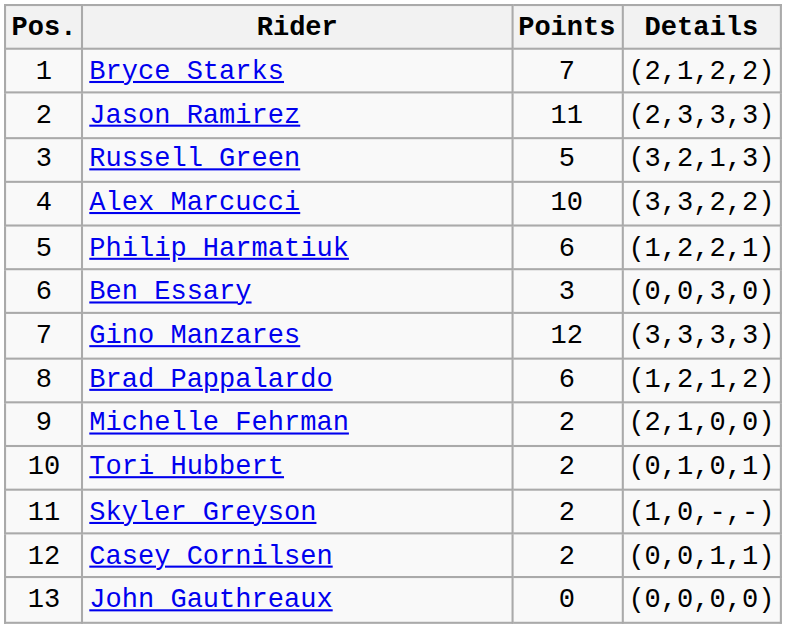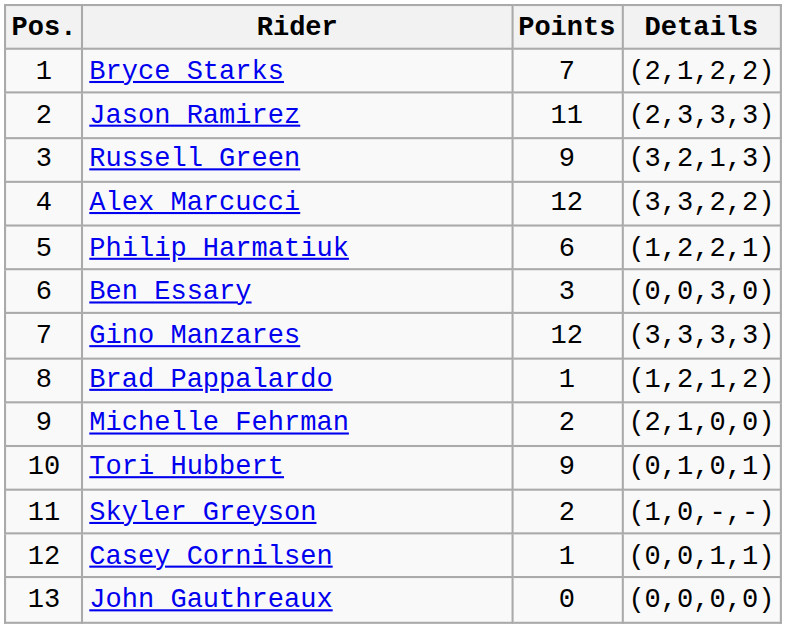(567, 159) 5 -> (567, 159) 9
(567, 203) 10 -> (567, 203) 12
(567, 380) 6 -> (567, 380) 1
(567, 468) 2 -> (567, 468) 9
(567, 556) 2 -> (567, 556) 1
